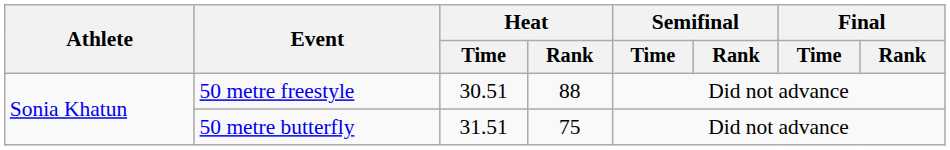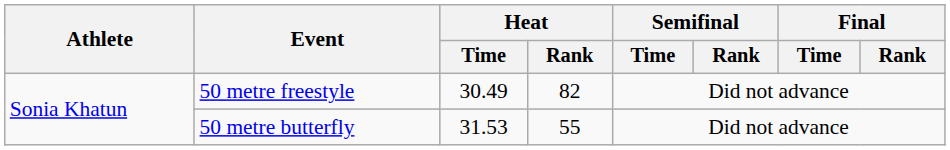(484, 91) 30.51 -> (484, 91) 30.49
(570, 91) 88 -> (570, 91) 82
(484, 126) 31.51 -> (484, 126) 31.53
(570, 126) 75 -> (570, 126) 55
